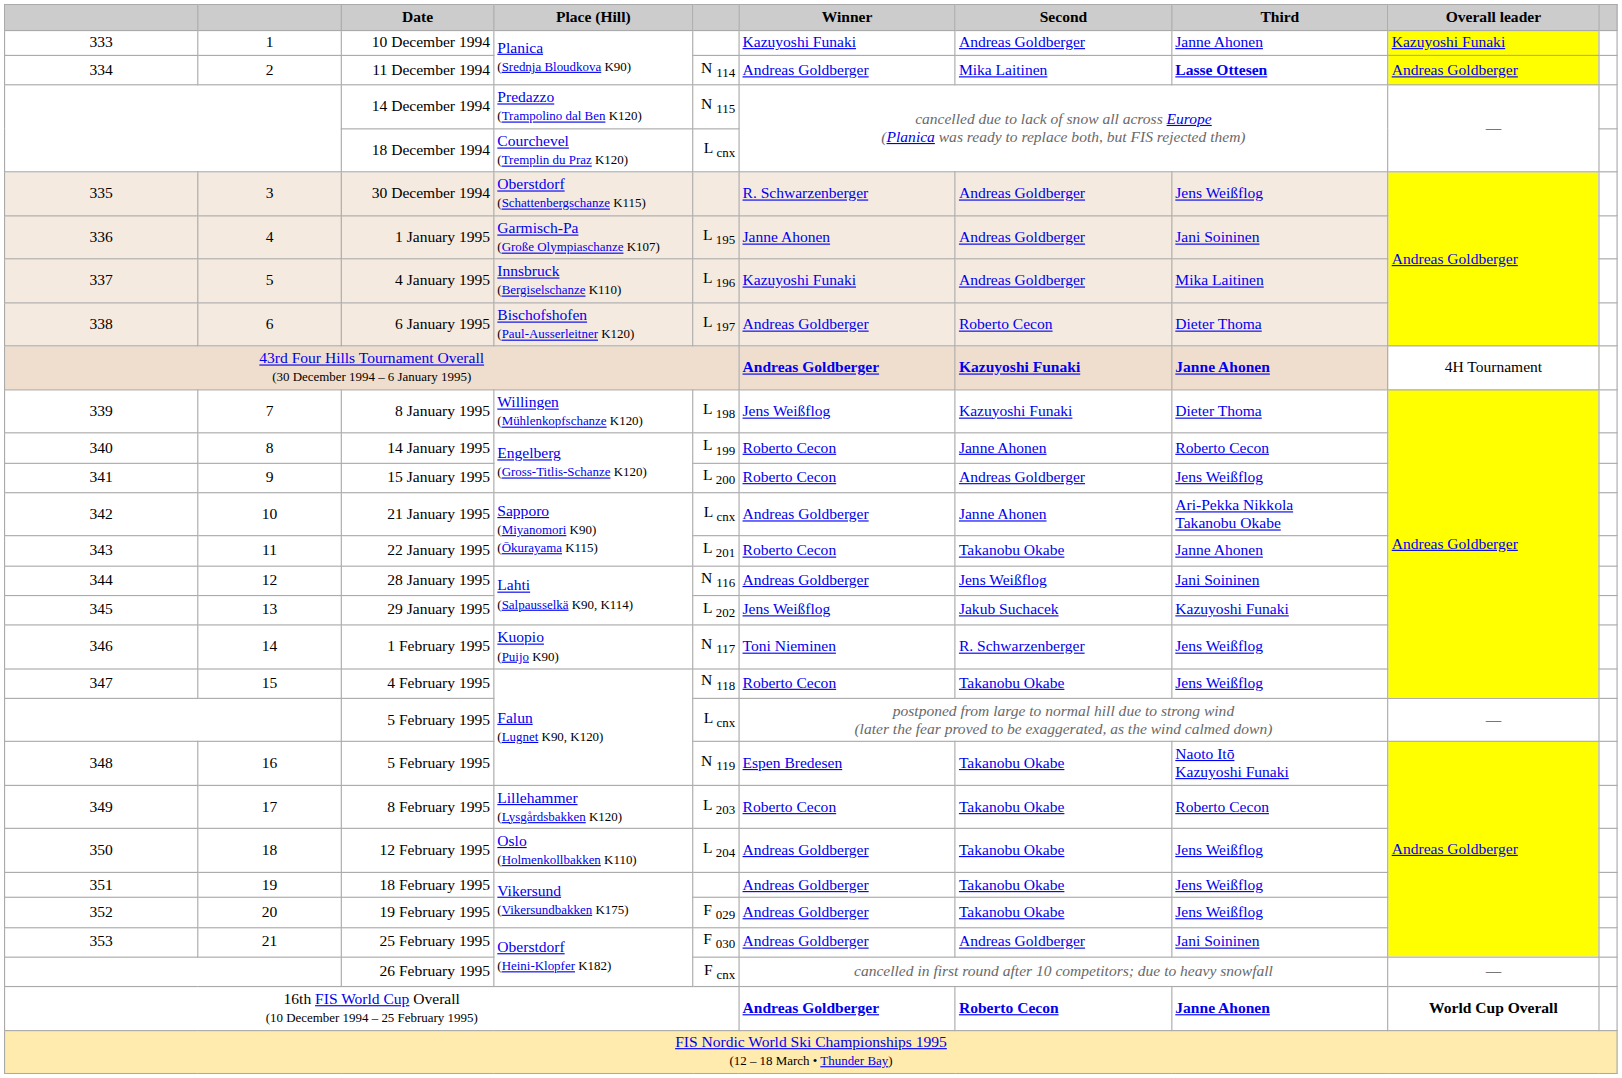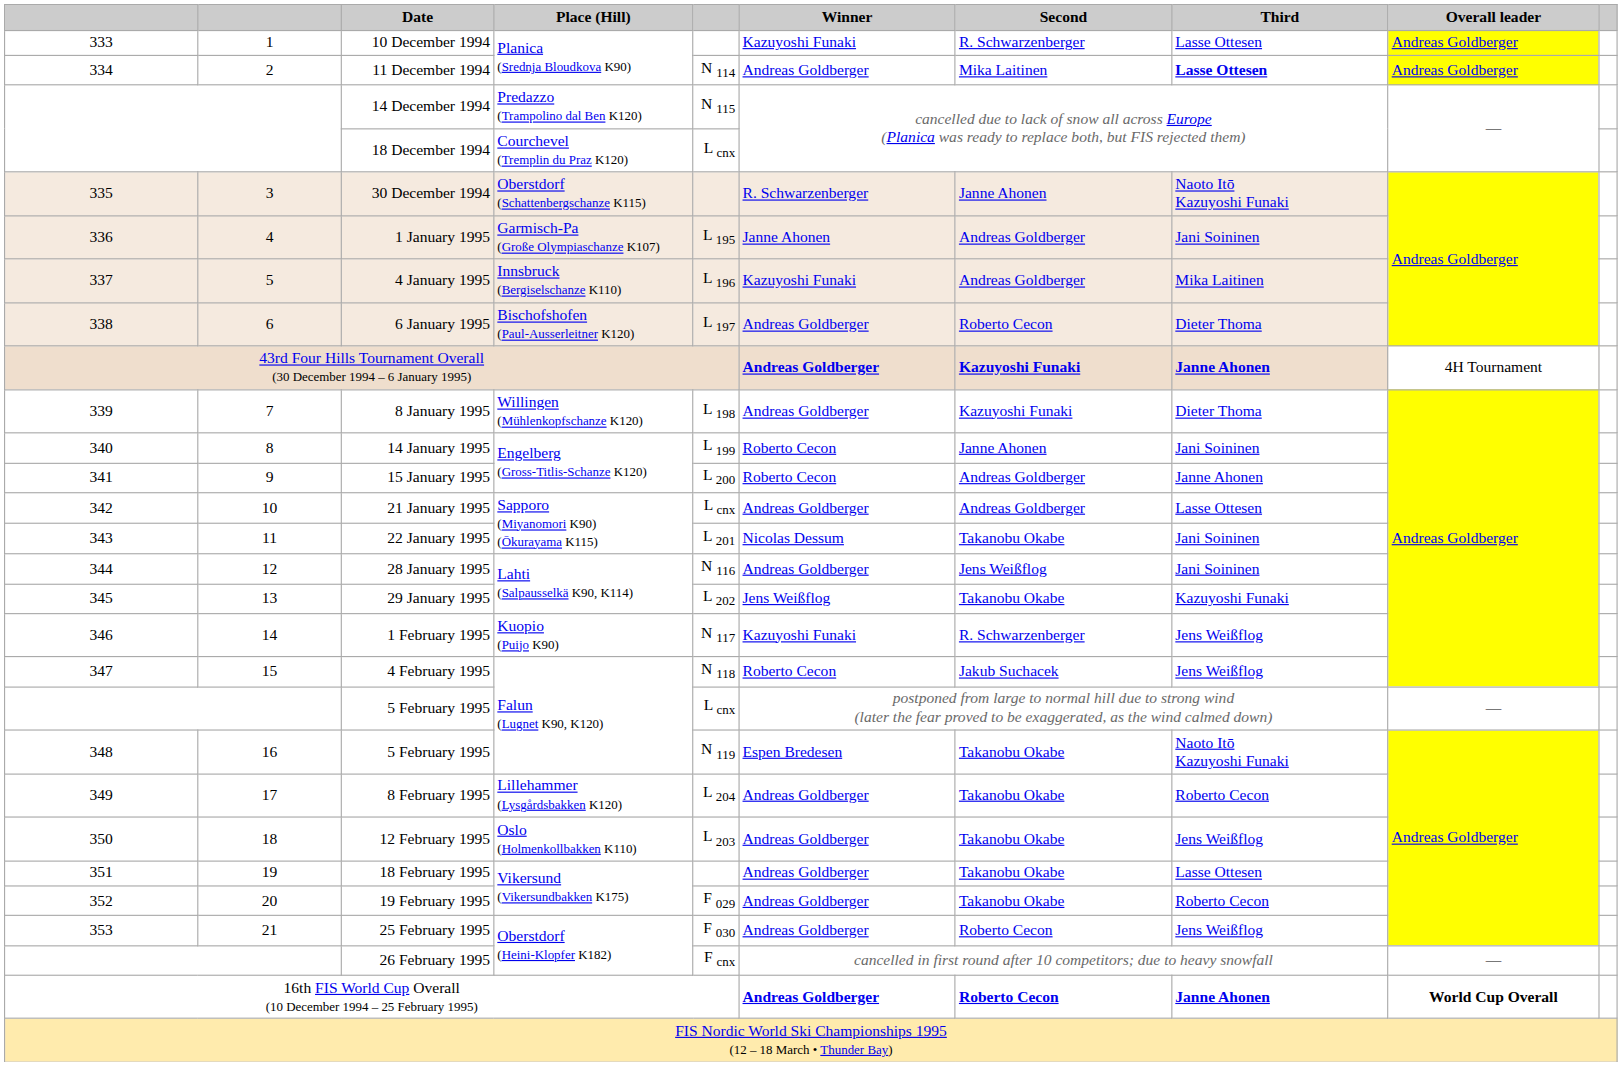(1022, 42) Andreas Goldberger -> (1022, 42) R. Schwarzenberger
(1219, 42) Janne Ahonen -> (1219, 42) Lasse Ottesen
(1448, 42) Kazuyoshi Funaki -> (1455, 42) Andreas Goldberger
(1022, 193) Andreas Goldberger -> (1003, 193) Janne Ahonen
(1219, 193) Jens Weißflog -> (1232, 193) Naoto Itō Kazuyoshi Funaki
(786, 411) Jens Weißflog -> (806, 411) Andreas Goldberger
(1222, 447) Roberto Cecon -> (1217, 447) Jani Soininen
(1219, 477) Jens Weißflog -> (1219, 477) Janne Ahonen
(1003, 513) Janne Ahonen -> (1022, 507) Andreas Goldberger
(1234, 513) Ari-Pekka Nikkola Takanobu Okabe -> (1219, 507) Lasse Ottesen
(789, 550) Roberto Cecon -> (793, 538) Nicolas Dessum
(1219, 550) Janne Ahonen -> (1217, 538) Jani Soininen
(1009, 609) Jakub Suchacek -> (1012, 598) Takanobu Okabe
(789, 646) Toni Nieminen -> (799, 634) Kazuyoshi Funaki
(1012, 682) Takanobu Okabe -> (1009, 671) Jakub Suchacek
(719, 805) L 203 -> (719, 794) L 204
(789, 806) Roberto Cecon -> (806, 794) Andreas Goldberger
(719, 849) L 204 -> (719, 837) L 203
(1219, 884) Jens Weißflog -> (1219, 872) Lasse Ottesen
(1219, 912) Jens Weißflog -> (1222, 900) Roberto Cecon
(1022, 941) Andreas Goldberger -> (1006, 930) Roberto Cecon
(1217, 941) Jani Soininen -> (1219, 930) Jens Weißflog
